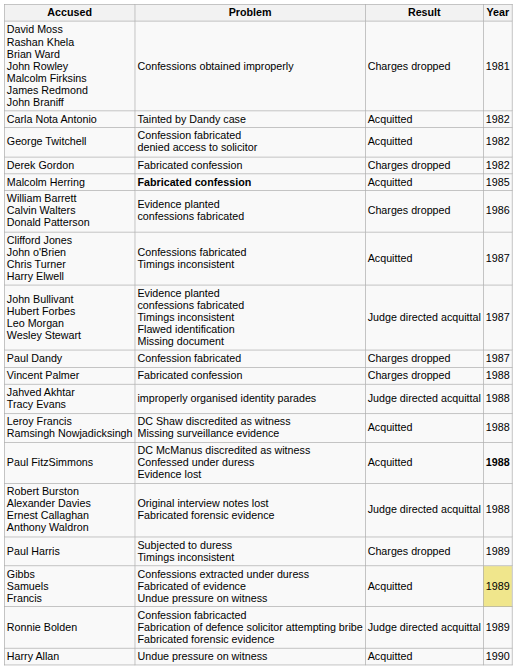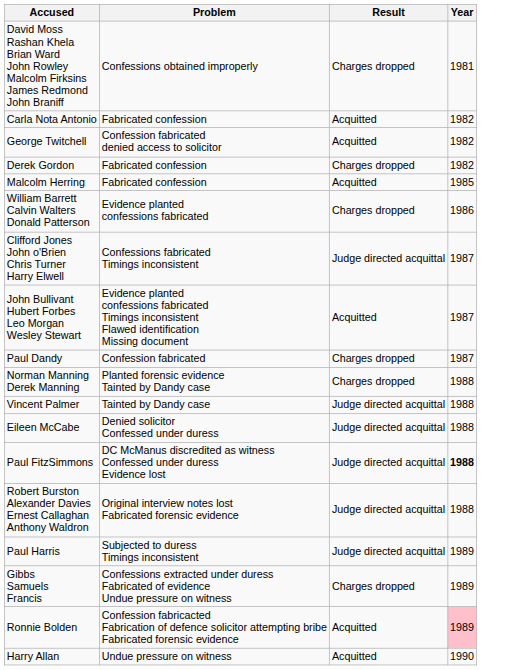(192, 119) Tainted by Dandy case -> (154, 119) Fabricated confession
(194, 182) bold -> (154, 182) normal
(390, 258) Acquitted -> (389, 258) Judge directed acquittal
(424, 317) Judge directed acquittal -> (354, 317) Acquitted
+ row: (48, 382)
(190, 375) Fabricated confession -> (156, 405) Tainted by Dandy case
(409, 375) Charges dropped -> (389, 405) Judge directed acquittal
- row: (41, 399)
+ row: (43, 428)
- row: (70, 428)
(390, 463) Acquitted -> (389, 463) Judge directed acquittal
(409, 551) Charges dropped -> (389, 551) Judge directed acquittal
(390, 586) Acquitted -> (373, 586) Charges dropped
(498, 586) khaki background -> (462, 586) no background
(424, 627) Judge directed acquittal -> (354, 627) Acquitted
(498, 627) no background -> (462, 627) pink background
